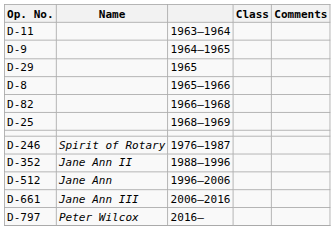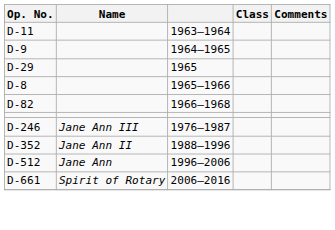- row: (20, 121)
(112, 145) Spirit of Rotary -> (99, 127) Jane Ann III
(99, 199) Jane Ann III -> (112, 181) Spirit of Rotary
- row: (24, 217)
